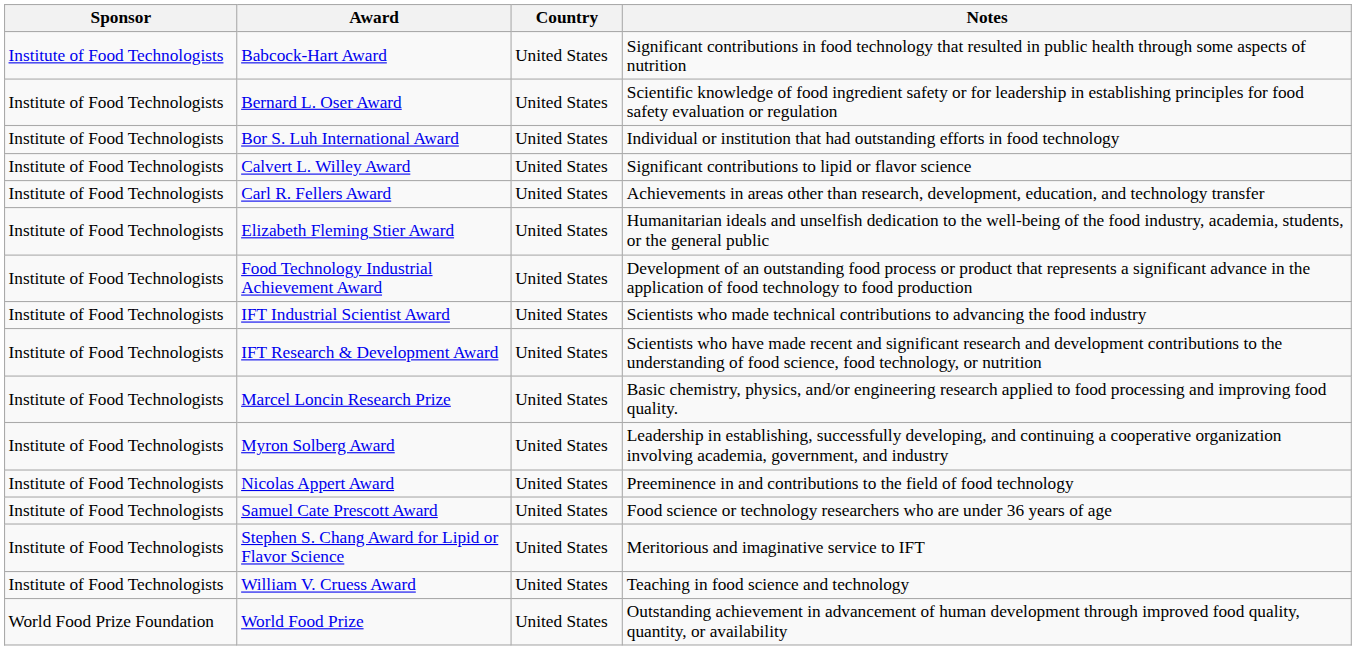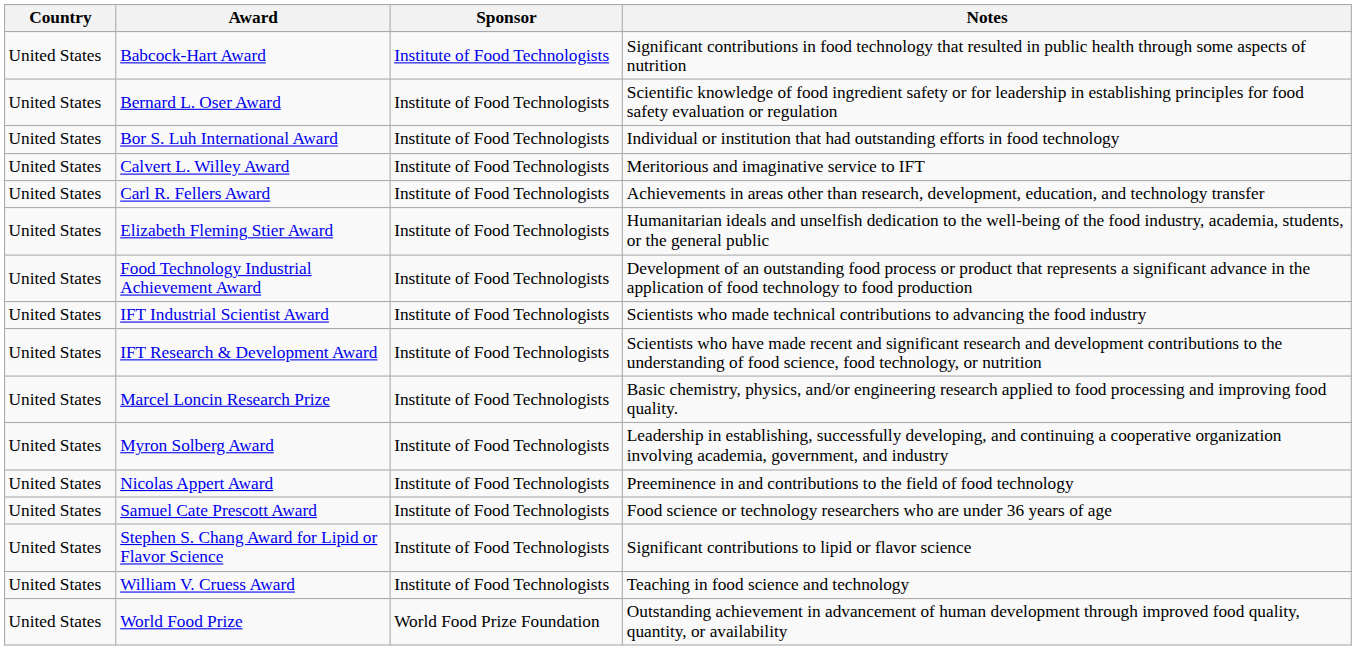columns swapped: (567, 18) <-> (121, 18)
(799, 166) Significant contributions to lipid or flavor science -> (776, 166) Meritorious and imaginative service to IFT
(776, 547) Meritorious and imaginative service to IFT -> (799, 547) Significant contributions to lipid or flavor science
